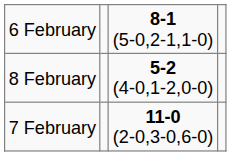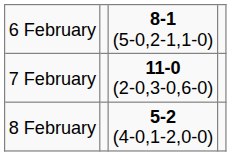rows swapped: (52, 127) <-> (52, 78)
